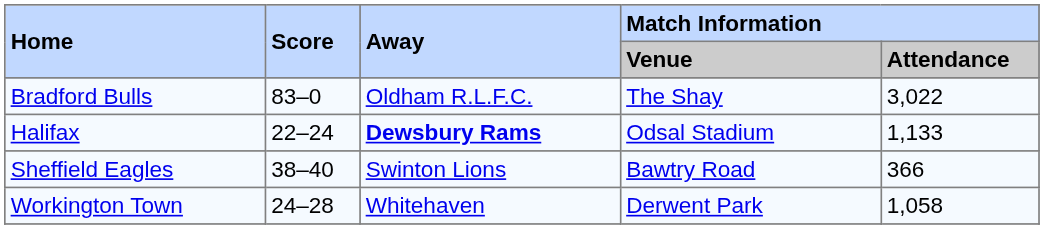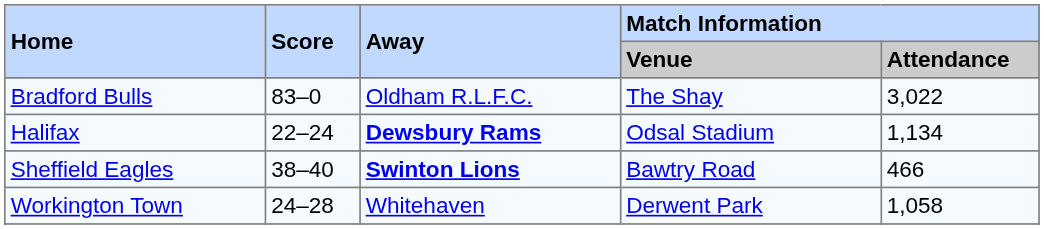(915, 133) 1,133 -> (915, 133) 1,134
(436, 169) normal -> (443, 169) bold
(905, 169) 366 -> (905, 169) 466
